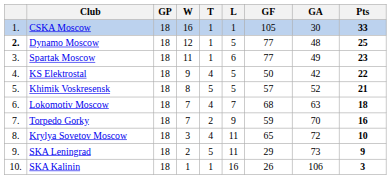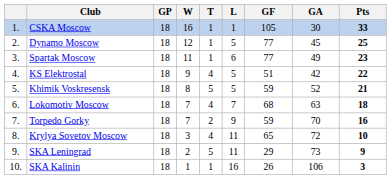(16, 43) bold -> (16, 43) normal
(316, 43) 48 -> (316, 43) 45
(268, 74) 50 -> (268, 74) 51
(268, 89) 57 -> (268, 89) 59
